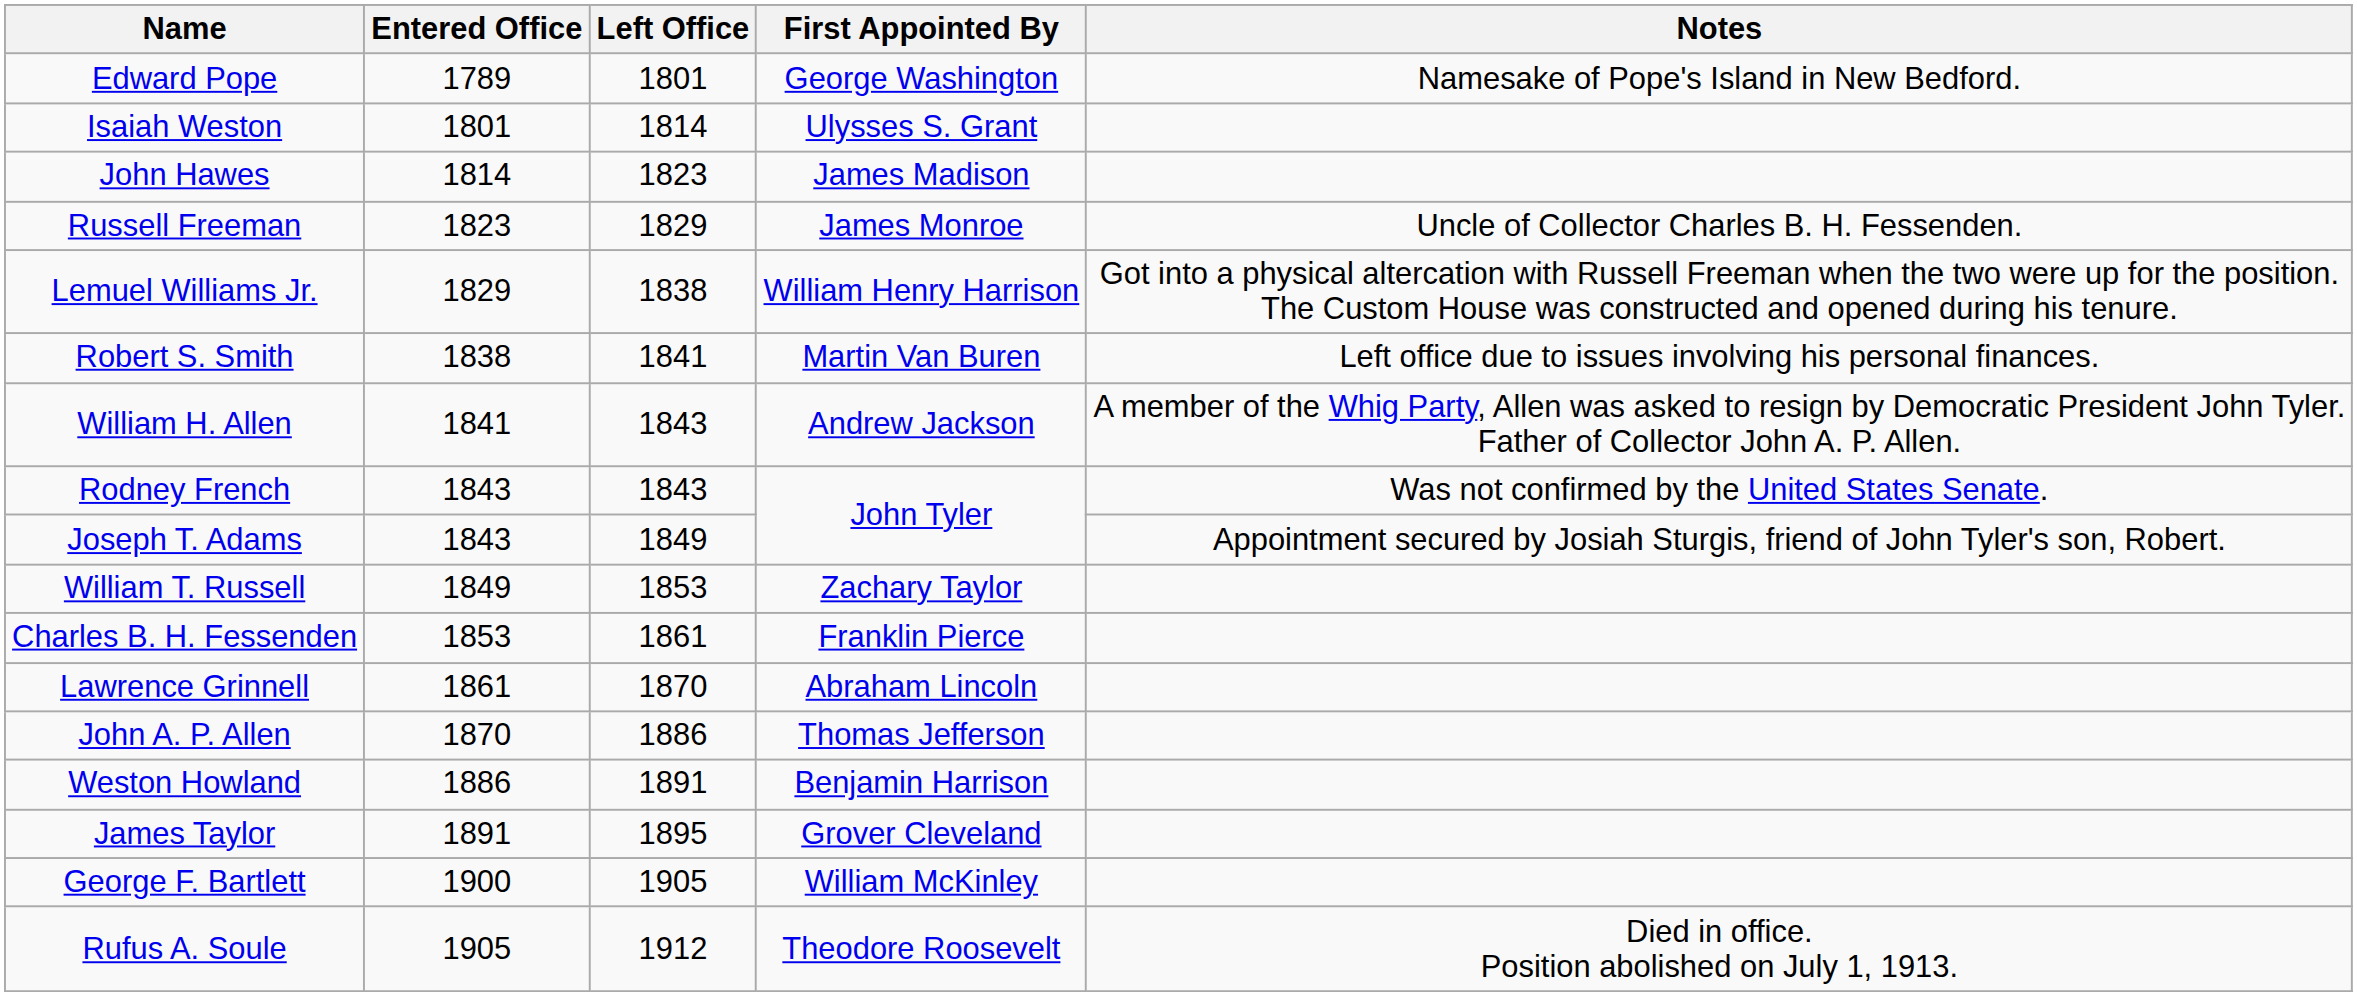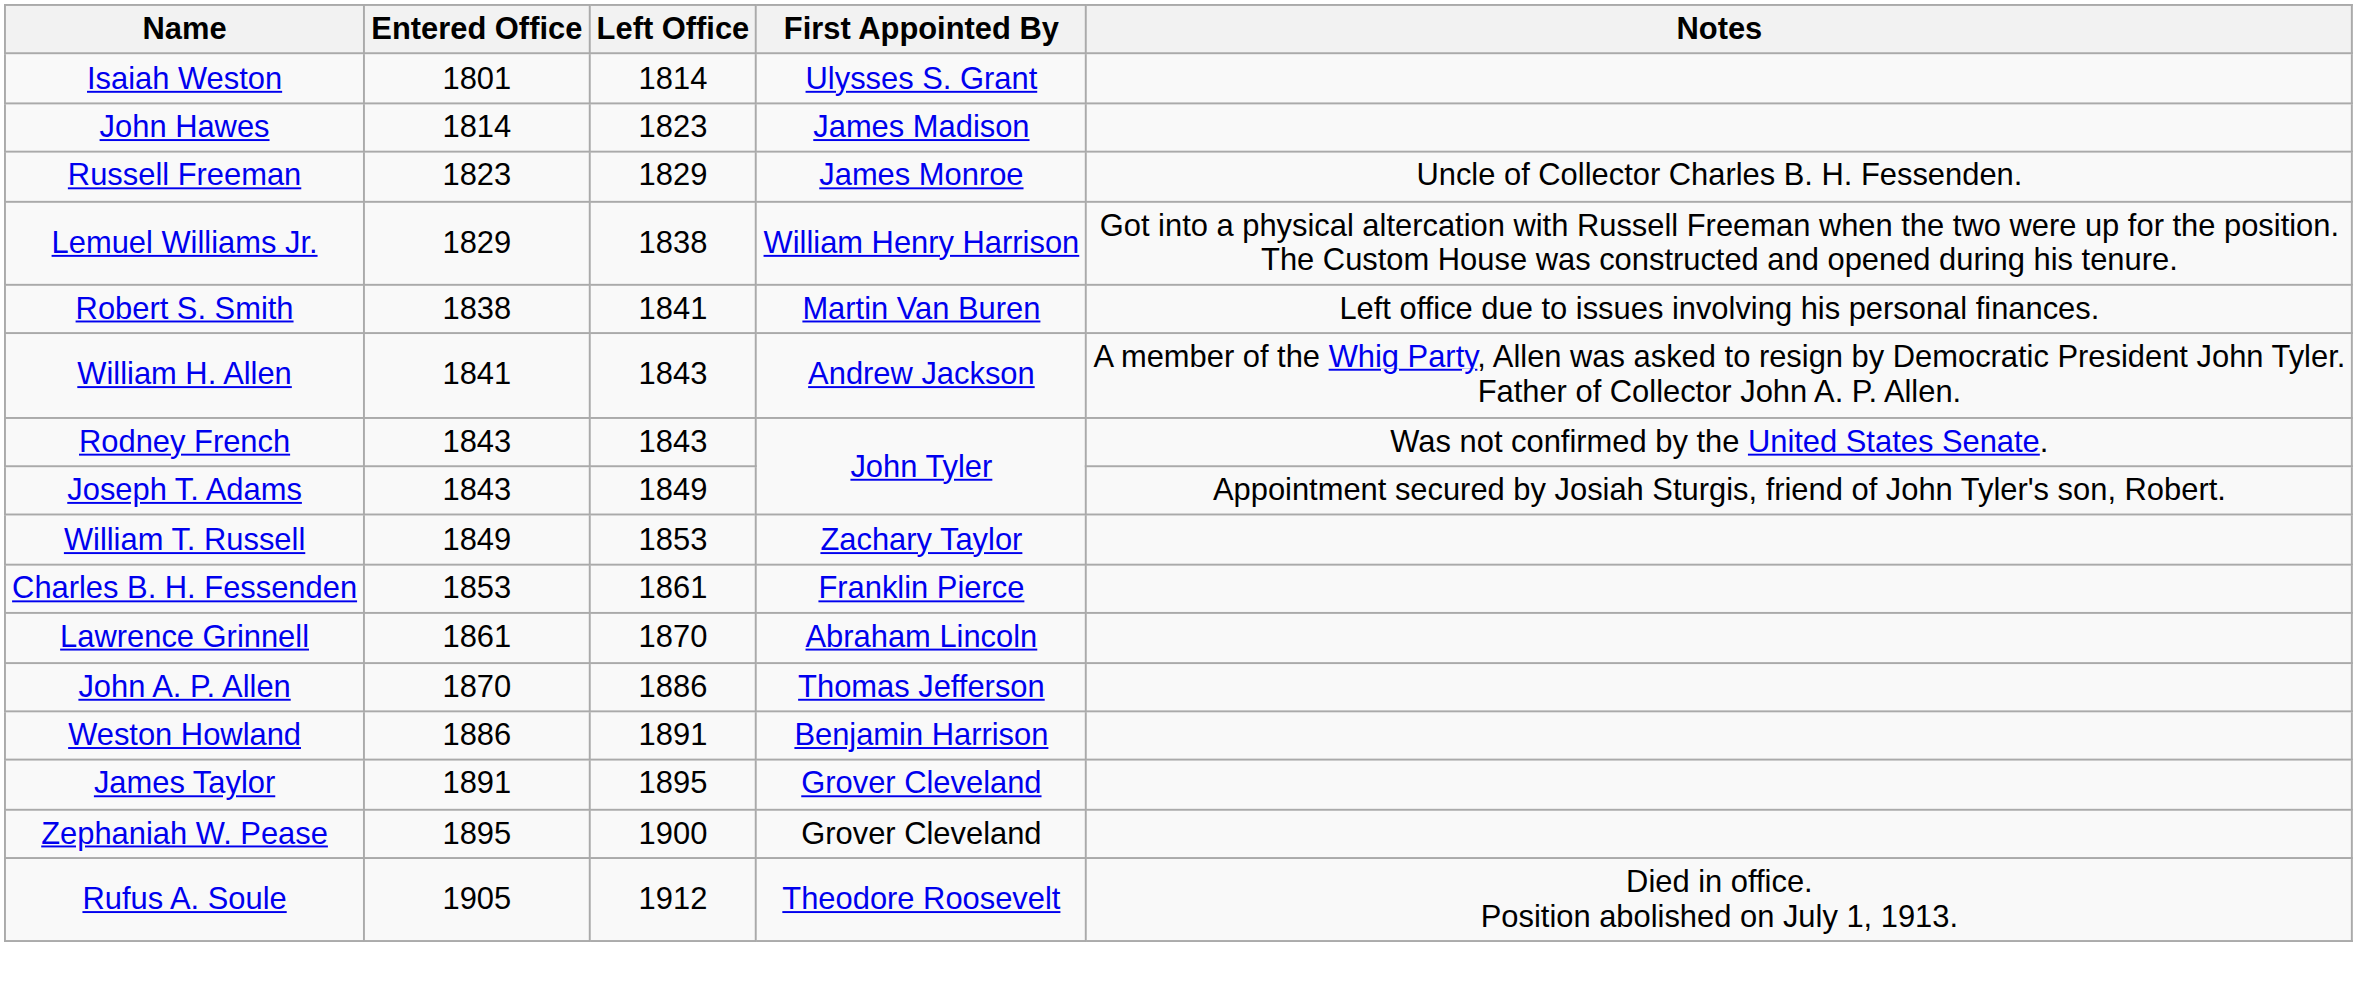- row: (185, 77)
+ row: (185, 833)
- row: (185, 882)
